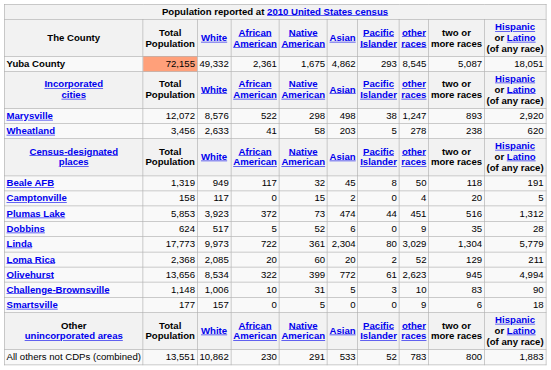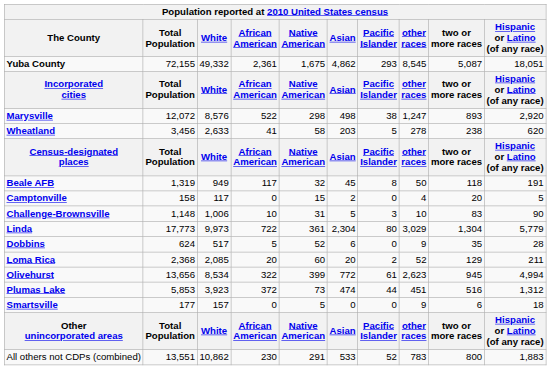(180, 64) lightsalmon background -> (180, 64) no background
rows swapped: (58, 290) <-> (36, 213)
rows swapped: (26, 229) <-> (19, 244)
